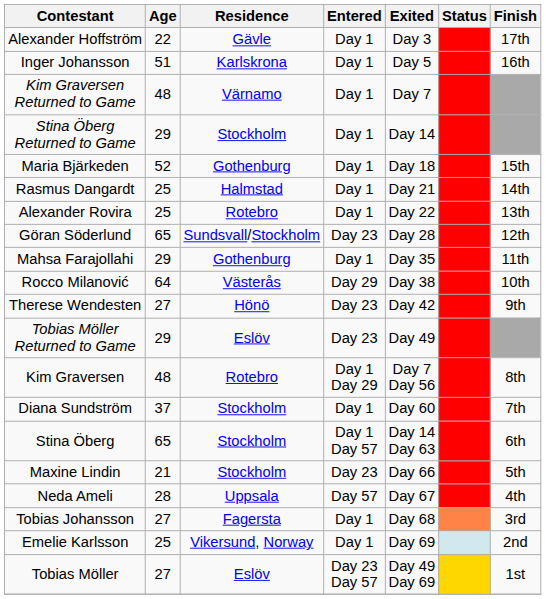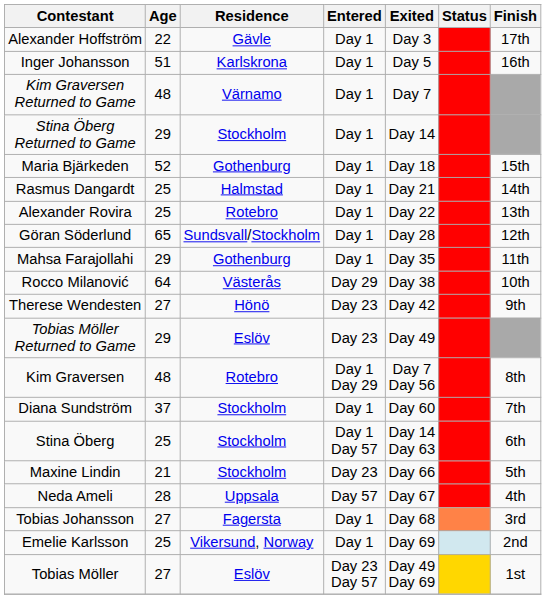(354, 236) Day 23 -> (354, 236) Day 1
(163, 440) 65 -> (163, 440) 25
